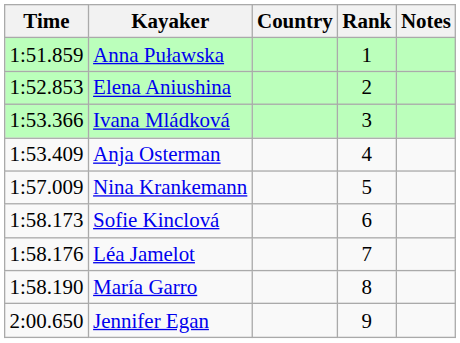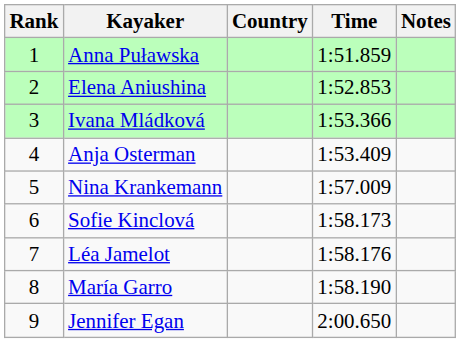columns swapped: (367, 21) <-> (46, 21)
